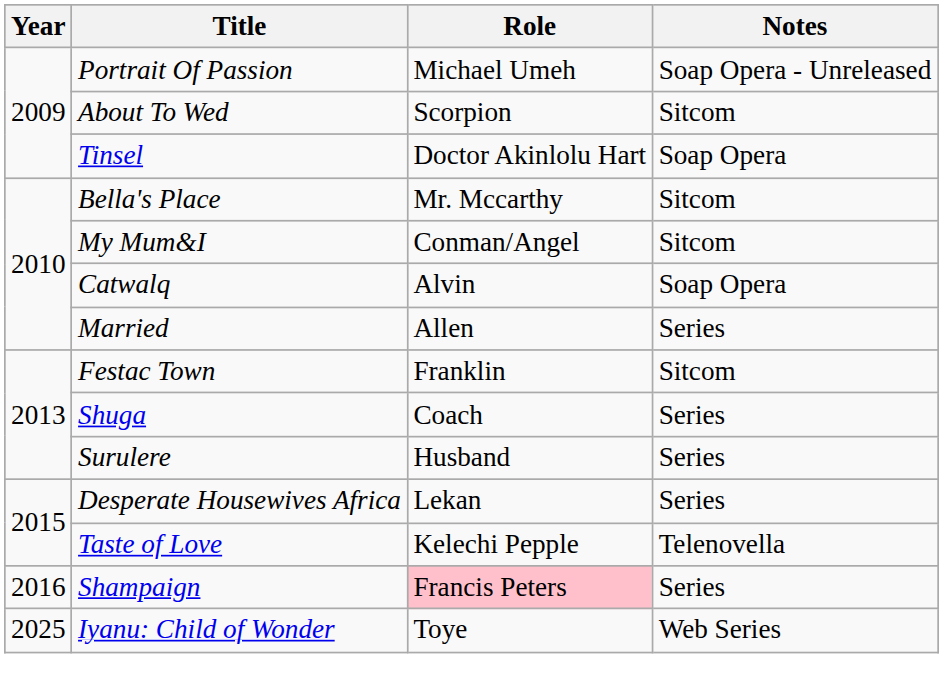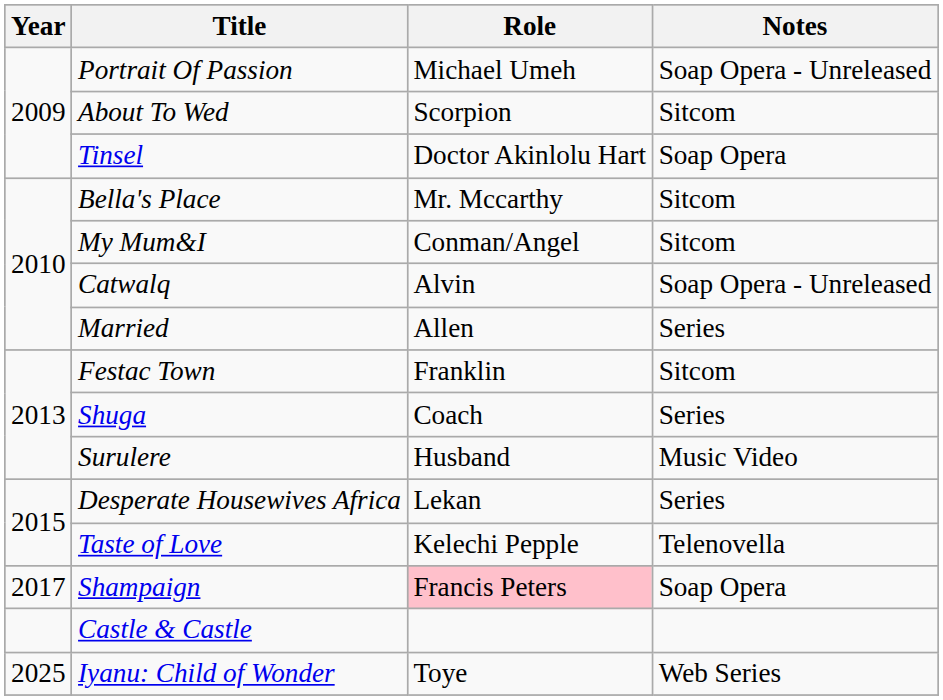(722, 284) Soap Opera -> (795, 284) Soap Opera - Unreleased
(692, 457) Series -> (728, 457) Music Video
(38, 586) 2016 -> (38, 586) 2017
(692, 586) Series -> (722, 586) Soap Opera
+ row: (165, 629)
